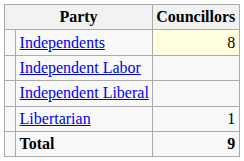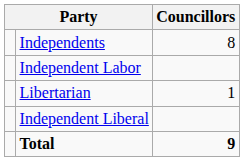(231, 42) lightyellow background -> (231, 42) no background
rows swapped: (84, 93) <-> (55, 118)
